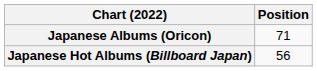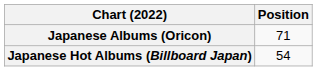(283, 55) 56 -> (283, 55) 54
